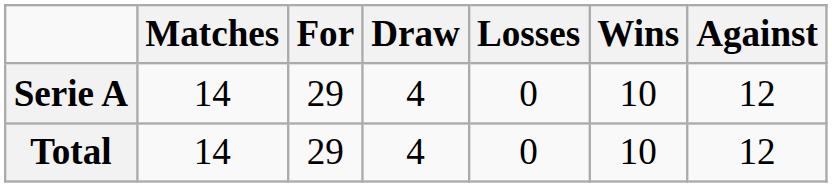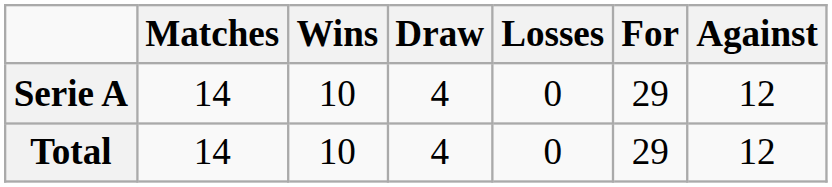columns swapped: (638, 33) <-> (325, 33)
